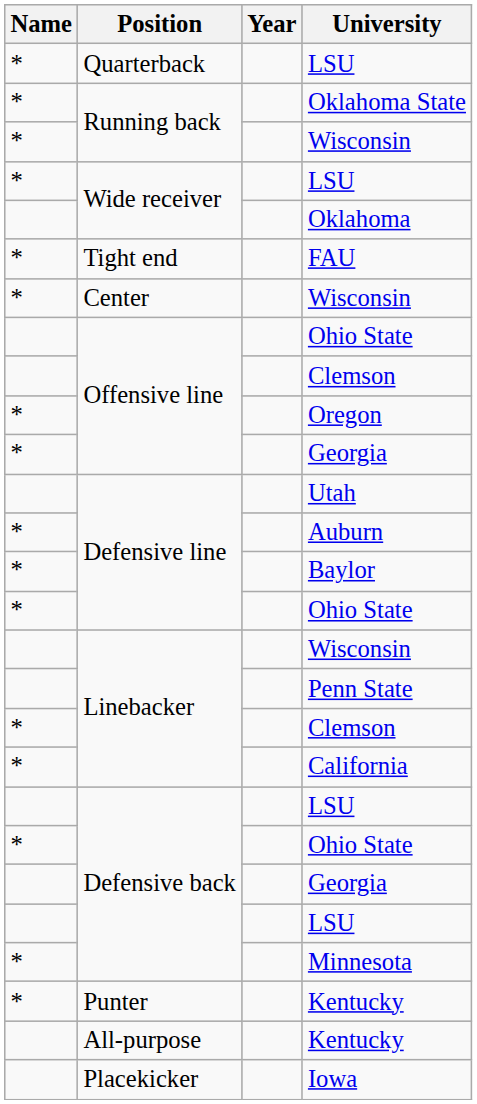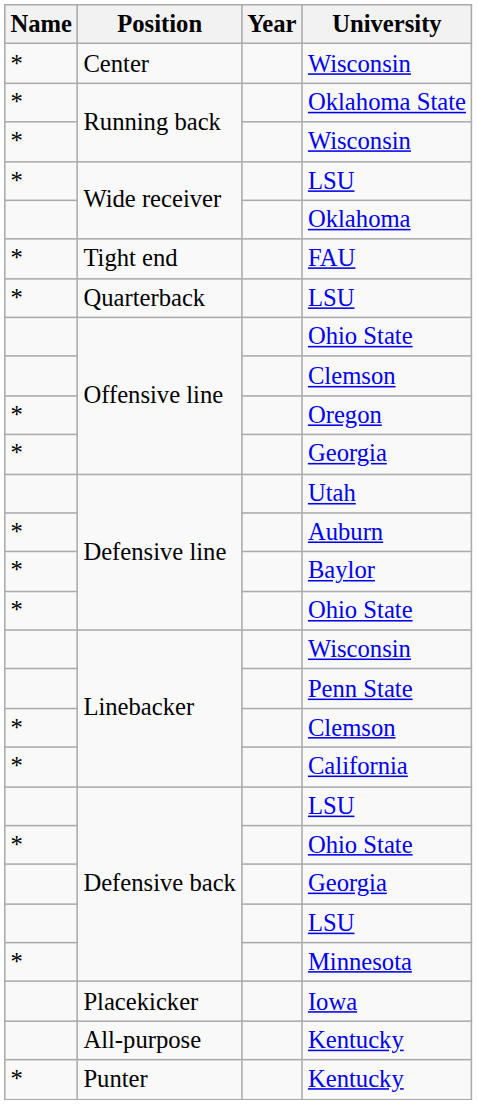rows swapped: (144, 63) <-> (116, 297)
rows swapped: (116, 1000) <-> (141, 1079)
